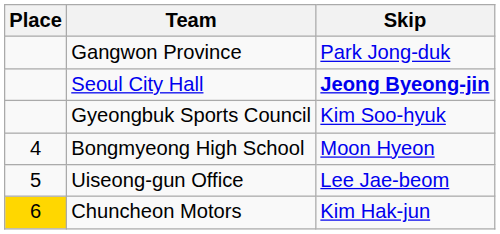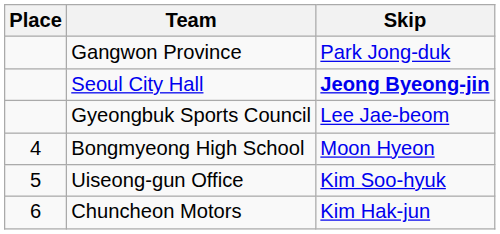(383, 116) Kim Soo-hyuk -> (385, 116) Lee Jae-beom
(385, 180) Lee Jae-beom -> (383, 180) Kim Soo-hyuk
(36, 212) gold background -> (36, 212) no background
